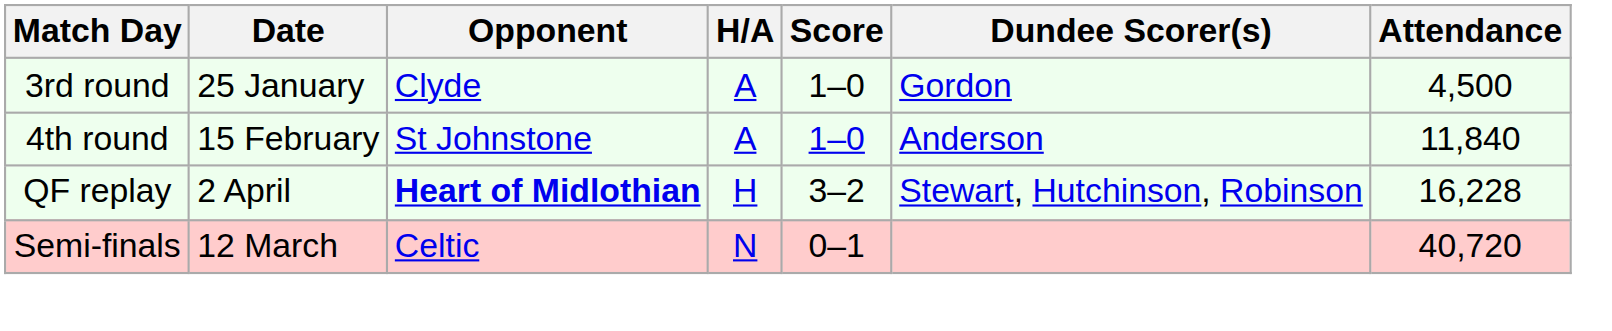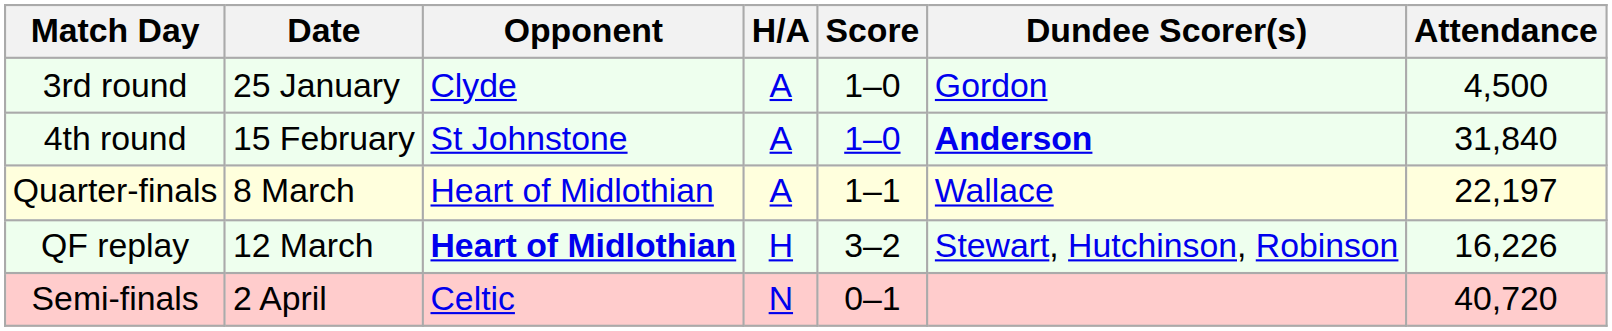(972, 138) normal -> (1014, 138) bold
(1470, 138) 11,840 -> (1506, 138) 31,840
+ row: (115, 191)
(244, 191) 2 April -> (303, 245) 12 March
(1470, 191) 16,228 -> (1506, 245) 16,226
(268, 245) 12 March -> (280, 298) 2 April
